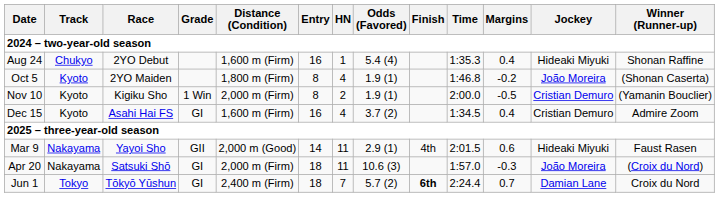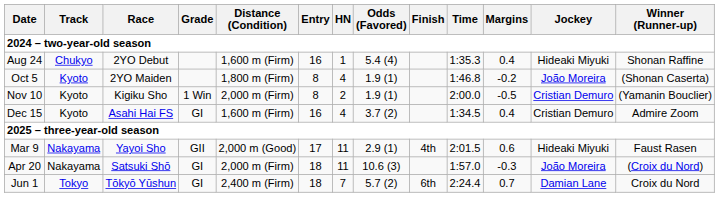(316, 148) 14 -> (316, 148) 17
(428, 184) bold -> (428, 184) normal
